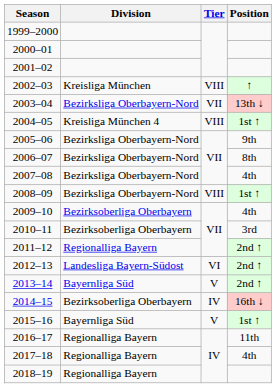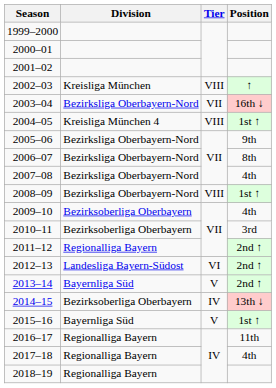(249, 103) 13th ↓ -> (249, 103) 16th ↓
(249, 301) 16th ↓ -> (249, 301) 13th ↓
